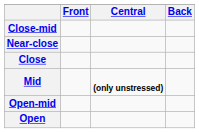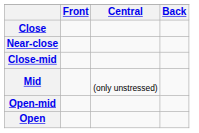rows swapped: (32, 60) <-> (32, 28)
(128, 87) bold -> (125, 88) normal
